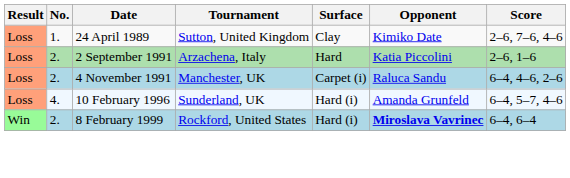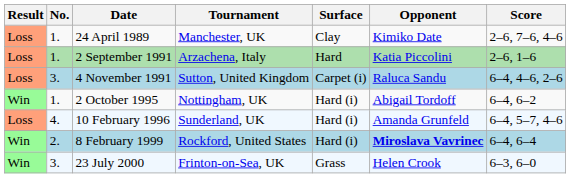(244, 36) Sutton, United Kingdom -> (222, 36) Manchester, UK
(55, 57) 2. -> (55, 57) 1.
(55, 78) 2. -> (55, 78) 3.
(222, 78) Manchester, UK -> (244, 78) Sutton, United Kingdom
+ row: (117, 99)
+ row: (110, 162)
